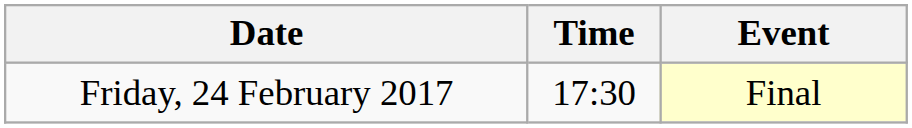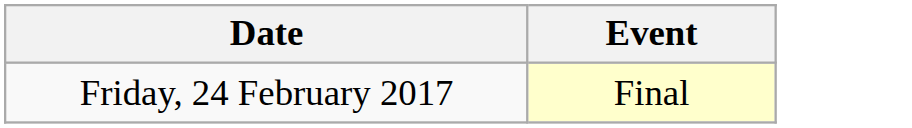- column: (594, 33)
